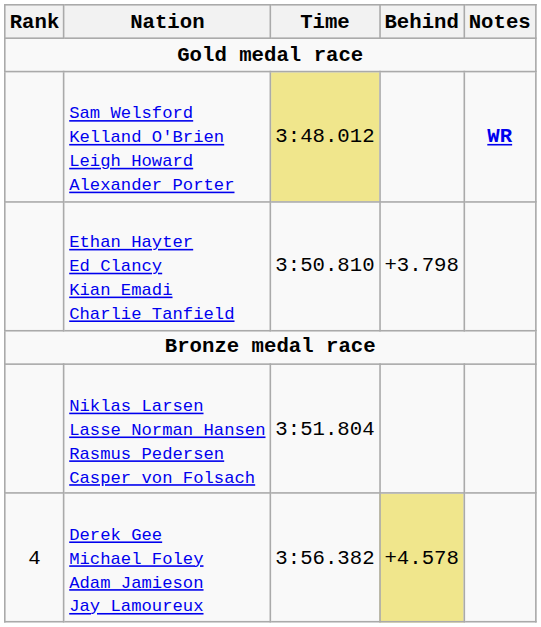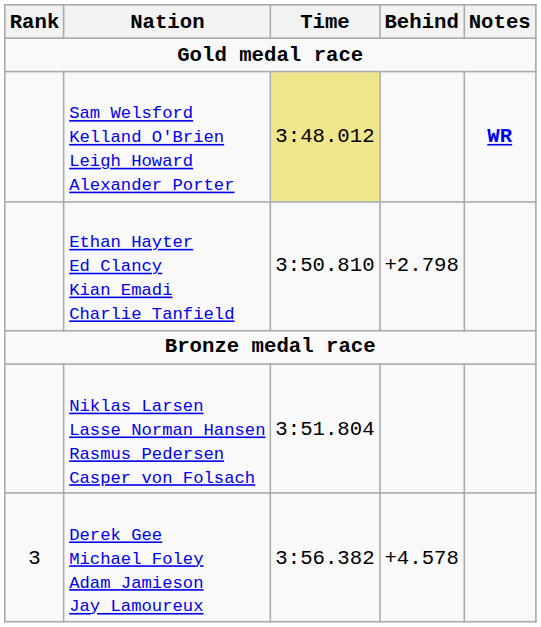(422, 266) +3.798 -> (422, 266) +2.798
(35, 558) 4 -> (35, 558) 3
(422, 558) khaki background -> (422, 558) no background
